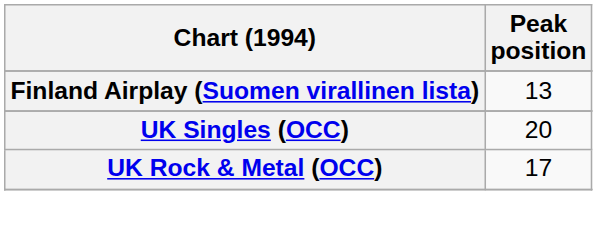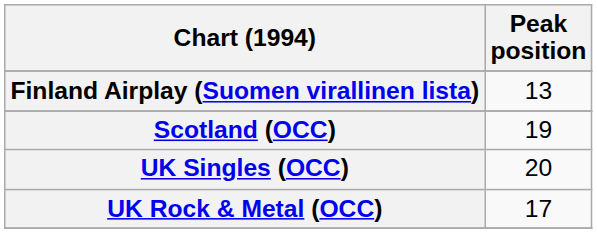+ row: (245, 129)
